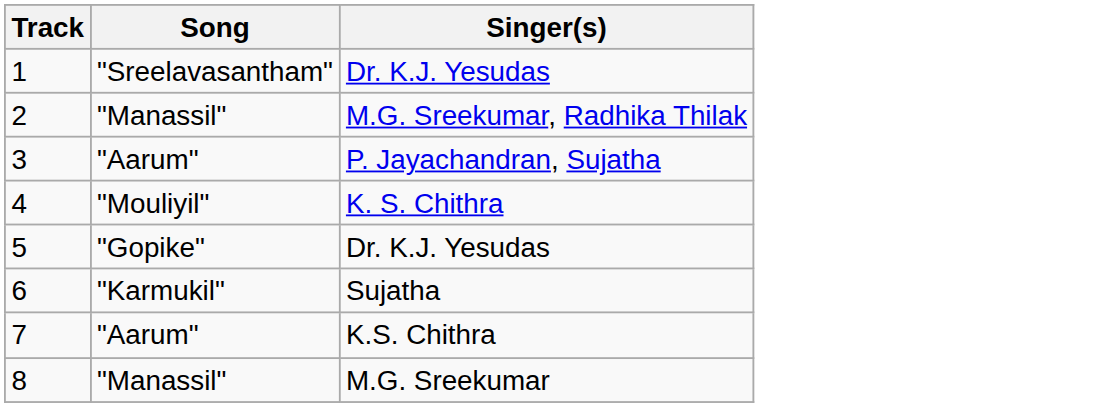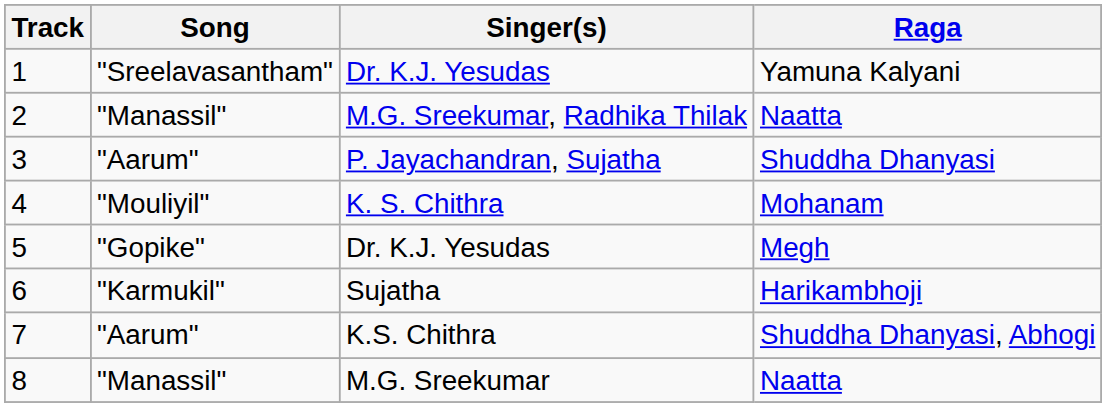+ column: (928, 27)
